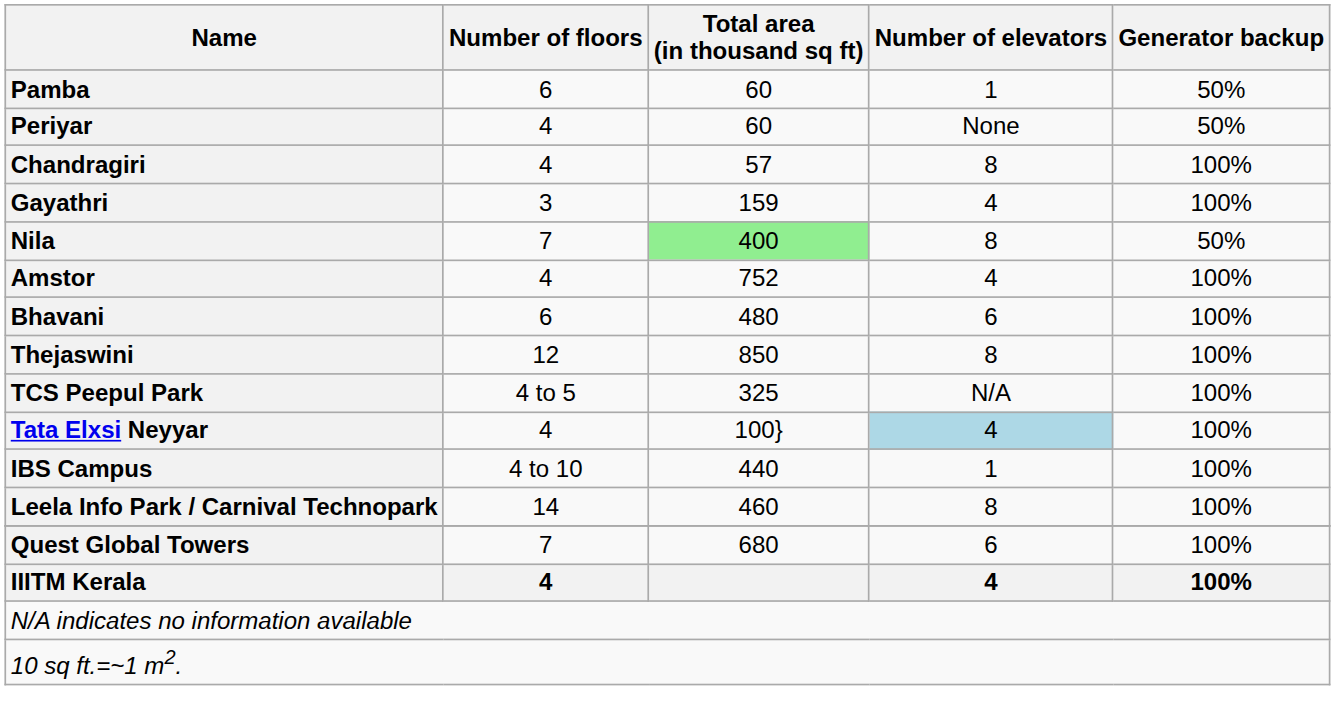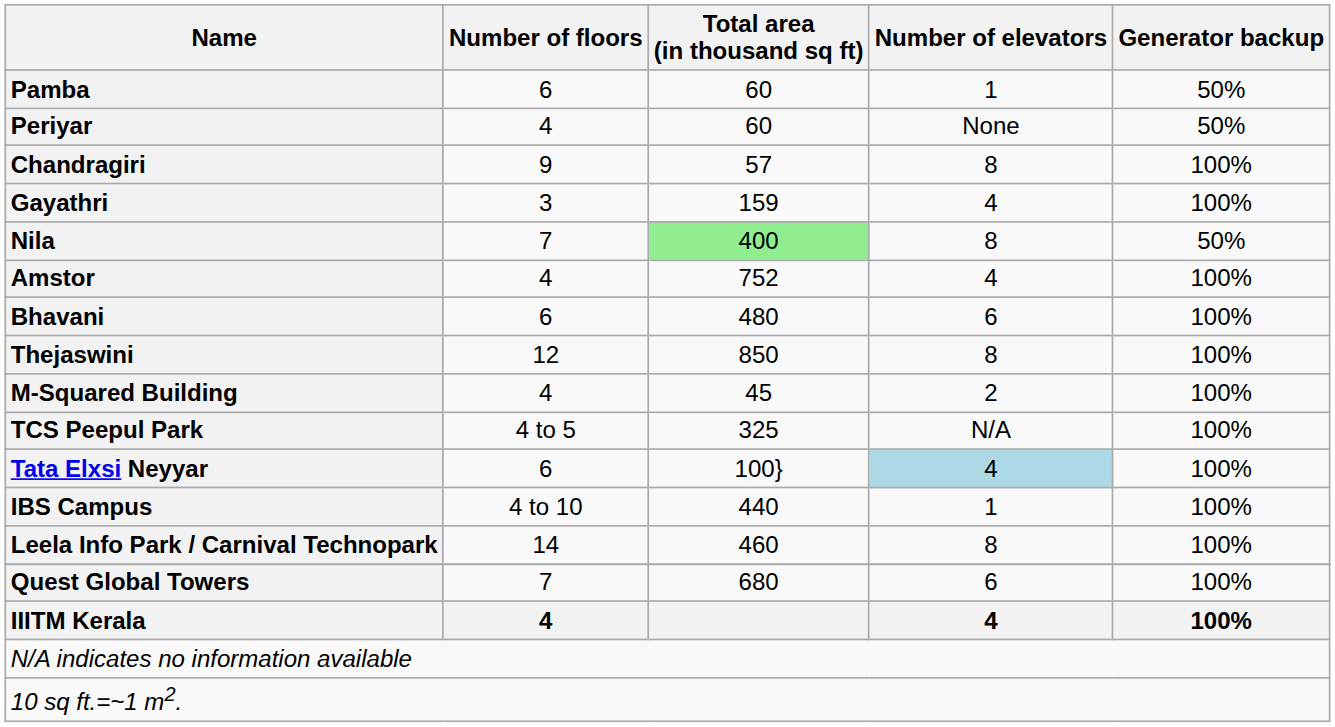(546, 165) 4 -> (546, 165) 9
+ row: (124, 392)
(546, 430) 4 -> (546, 468) 6
